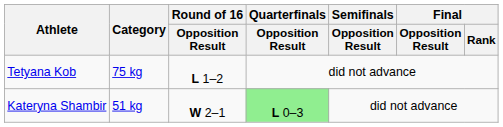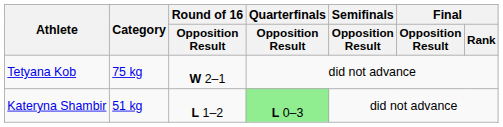(207, 79) L 1–2 -> (207, 79) W 2–1
(207, 113) W 2–1 -> (207, 113) L 1–2
